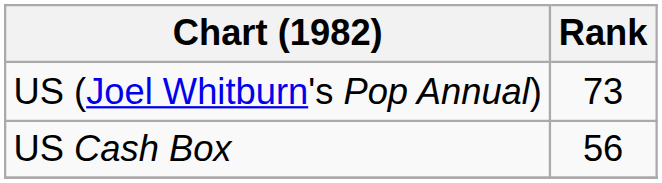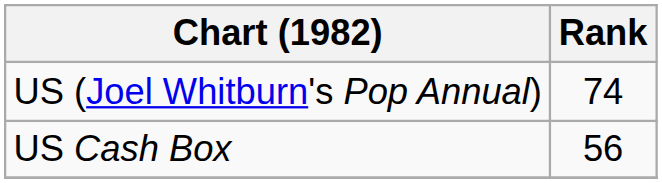(603, 90) 73 -> (603, 90) 74
